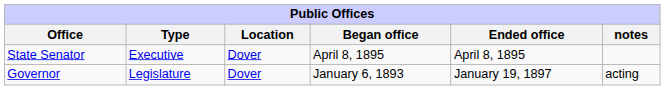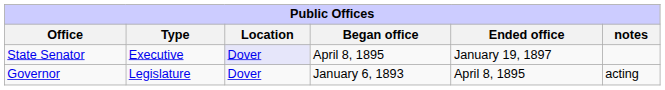(244, 54) no background -> (244, 54) lavender background
(489, 54) April 8, 1895 -> (503, 54) January 19, 1897
(503, 74) January 19, 1897 -> (489, 74) April 8, 1895
